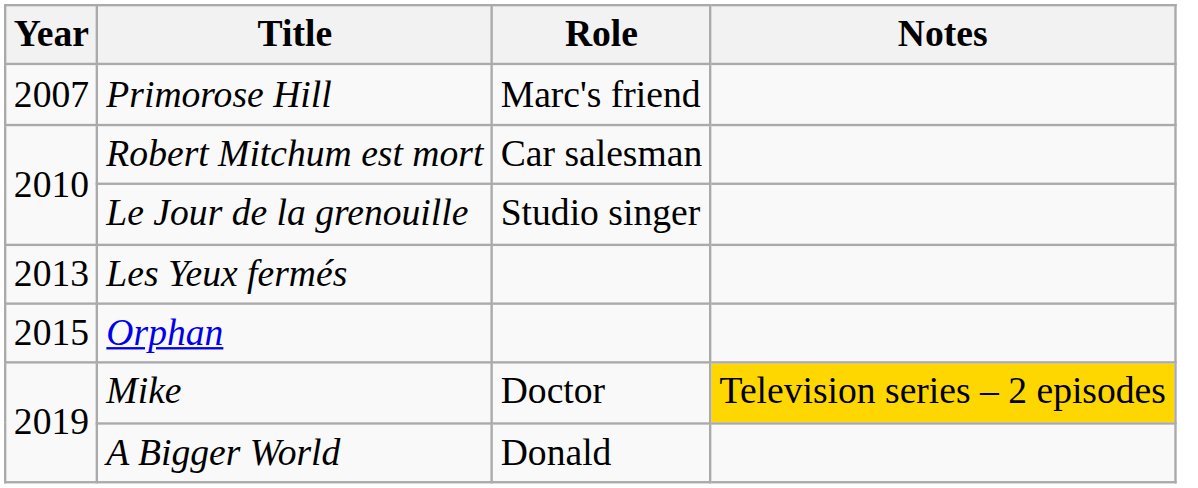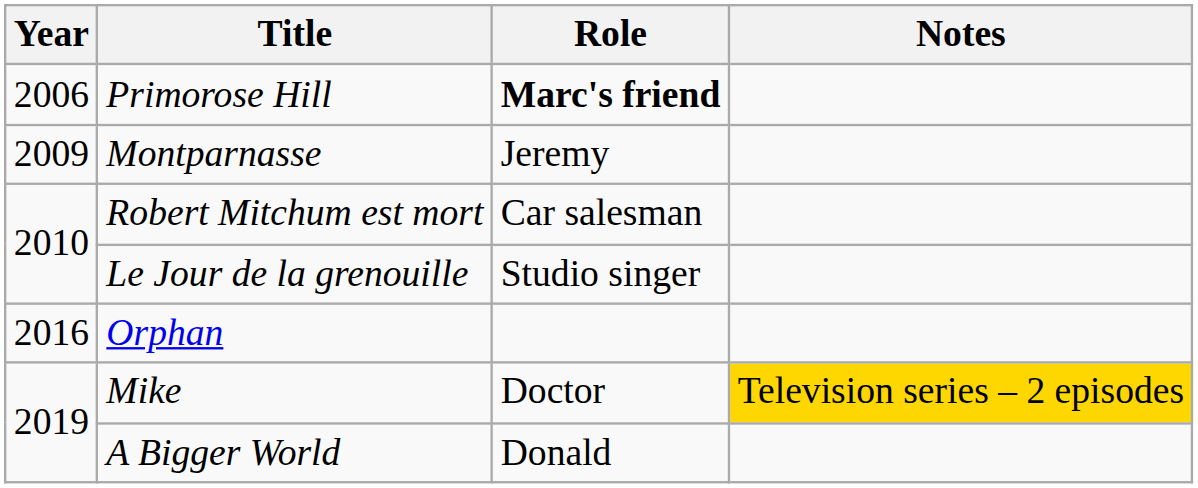(51, 93) 2007 -> (51, 93) 2006
(601, 93) normal -> (611, 93) bold
+ row: (214, 153)
- row: (227, 272)
(51, 332) 2015 -> (51, 332) 2016
